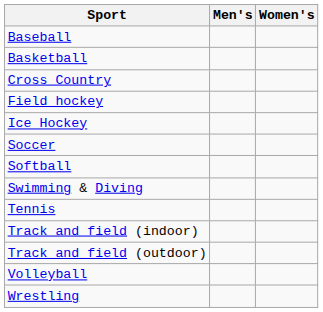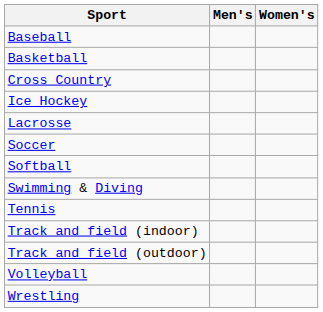- row: (55, 102)
+ row: (40, 123)
